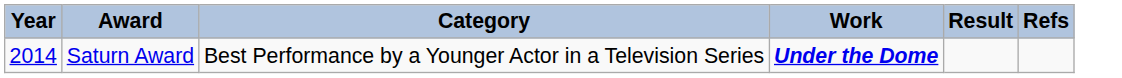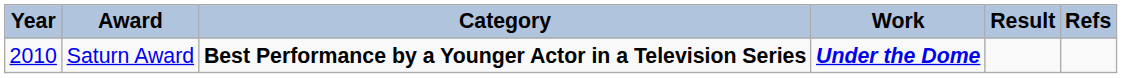(33, 55) 2014 -> (33, 55) 2010
(484, 55) normal -> (505, 55) bold
